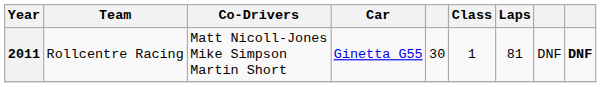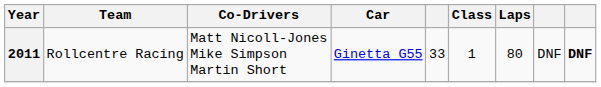(437, 54) 30 -> (437, 54) 33
(515, 54) 81 -> (515, 54) 80
